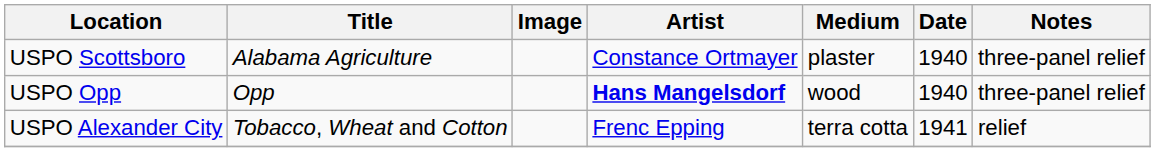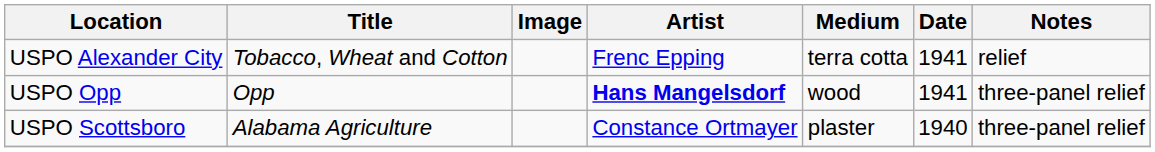rows swapped: (116, 127) <-> (98, 57)
(943, 92) 1940 -> (943, 92) 1941
